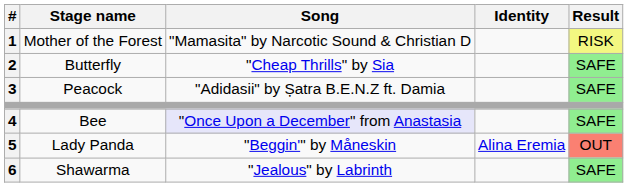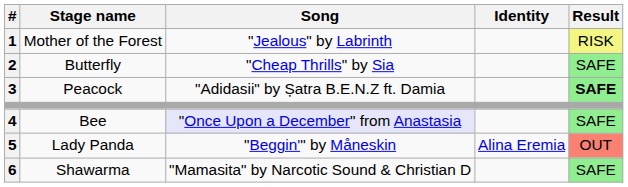(320, 41) "Mamasita" by Narcotic Sound & Christian D -> (320, 41) "Jealous" by Labrinth
(596, 89) normal -> (596, 89) bold
(320, 169) "Jealous" by Labrinth -> (320, 169) "Mamasita" by Narcotic Sound & Christian D
